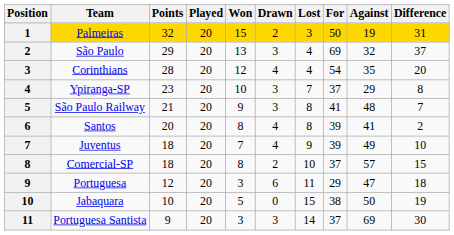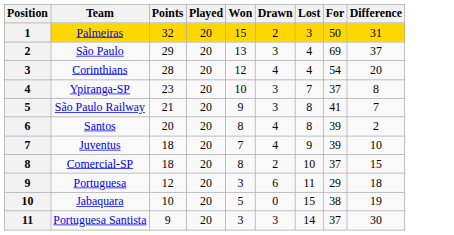- column: (369, 13)
